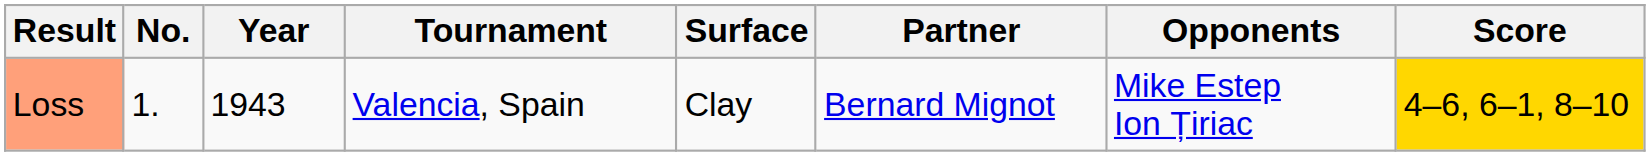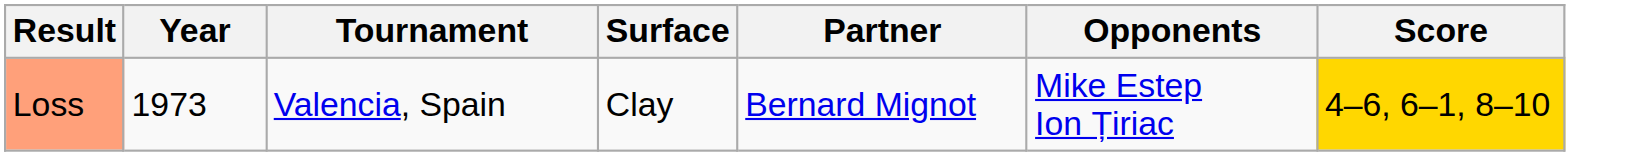- column: (163, 31)
(248, 103) 1943 -> (169, 103) 1973
